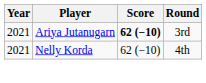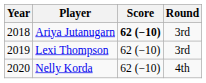(19, 31) 2021 -> (19, 31) 2018
+ row: (72, 50)
(19, 50) 2021 -> (19, 68) 2020
